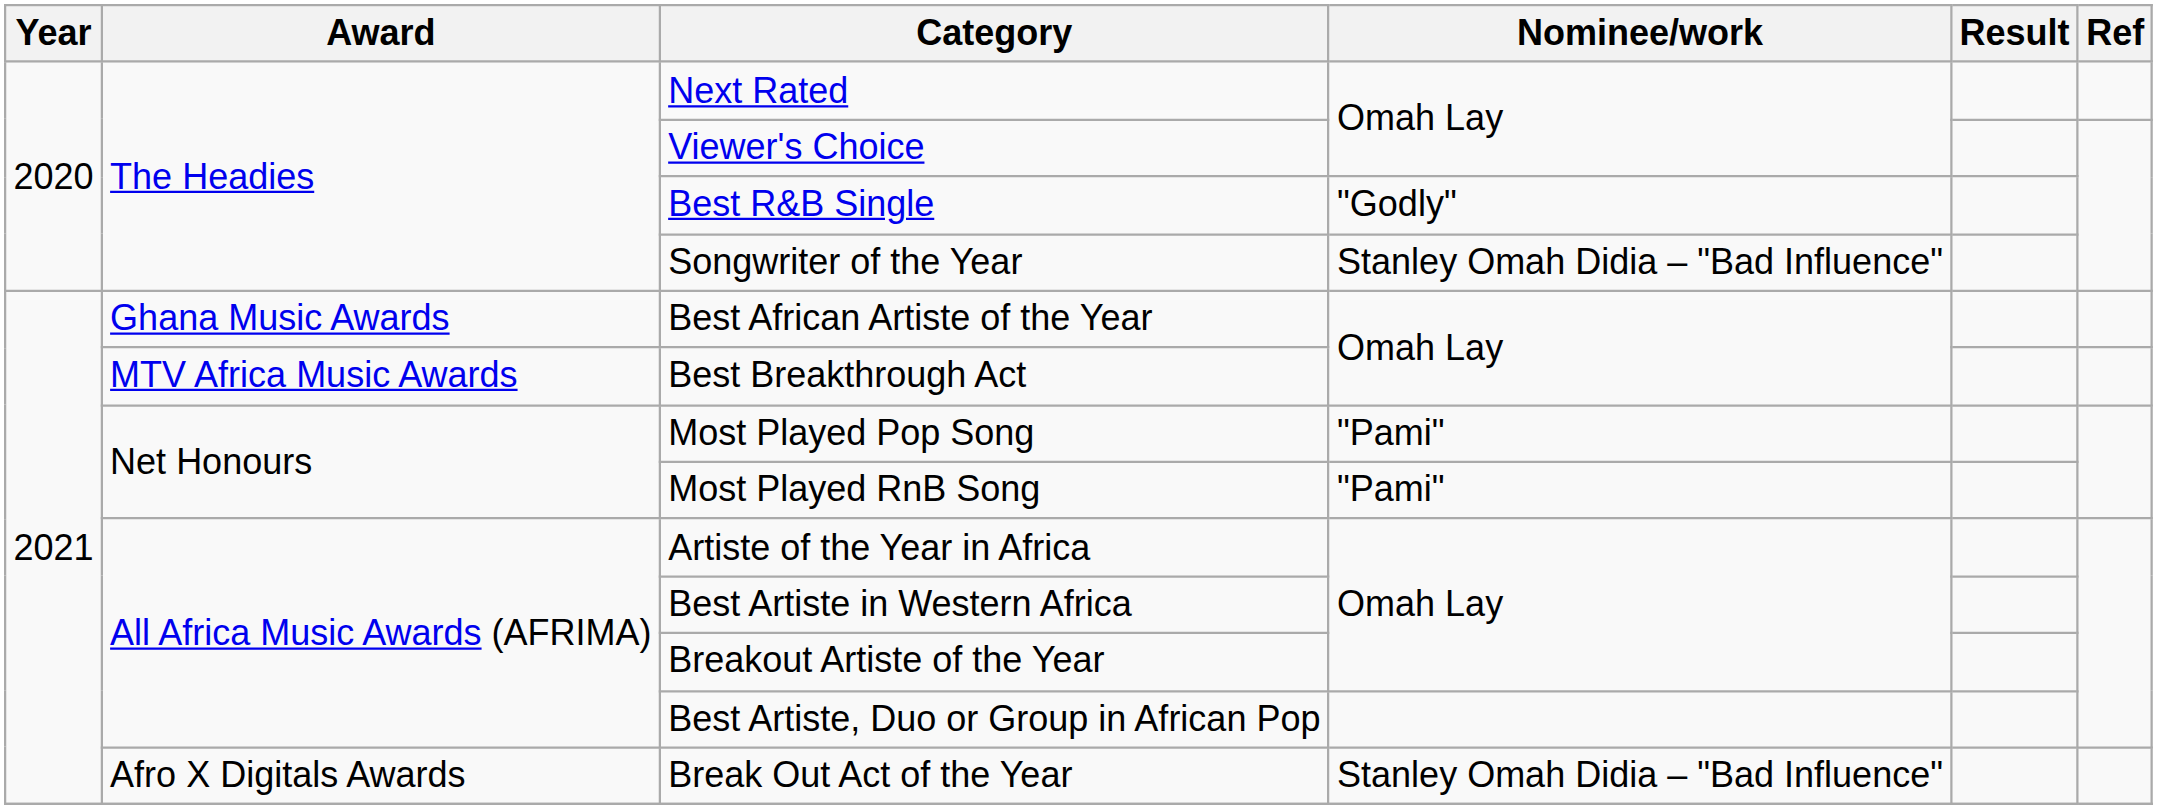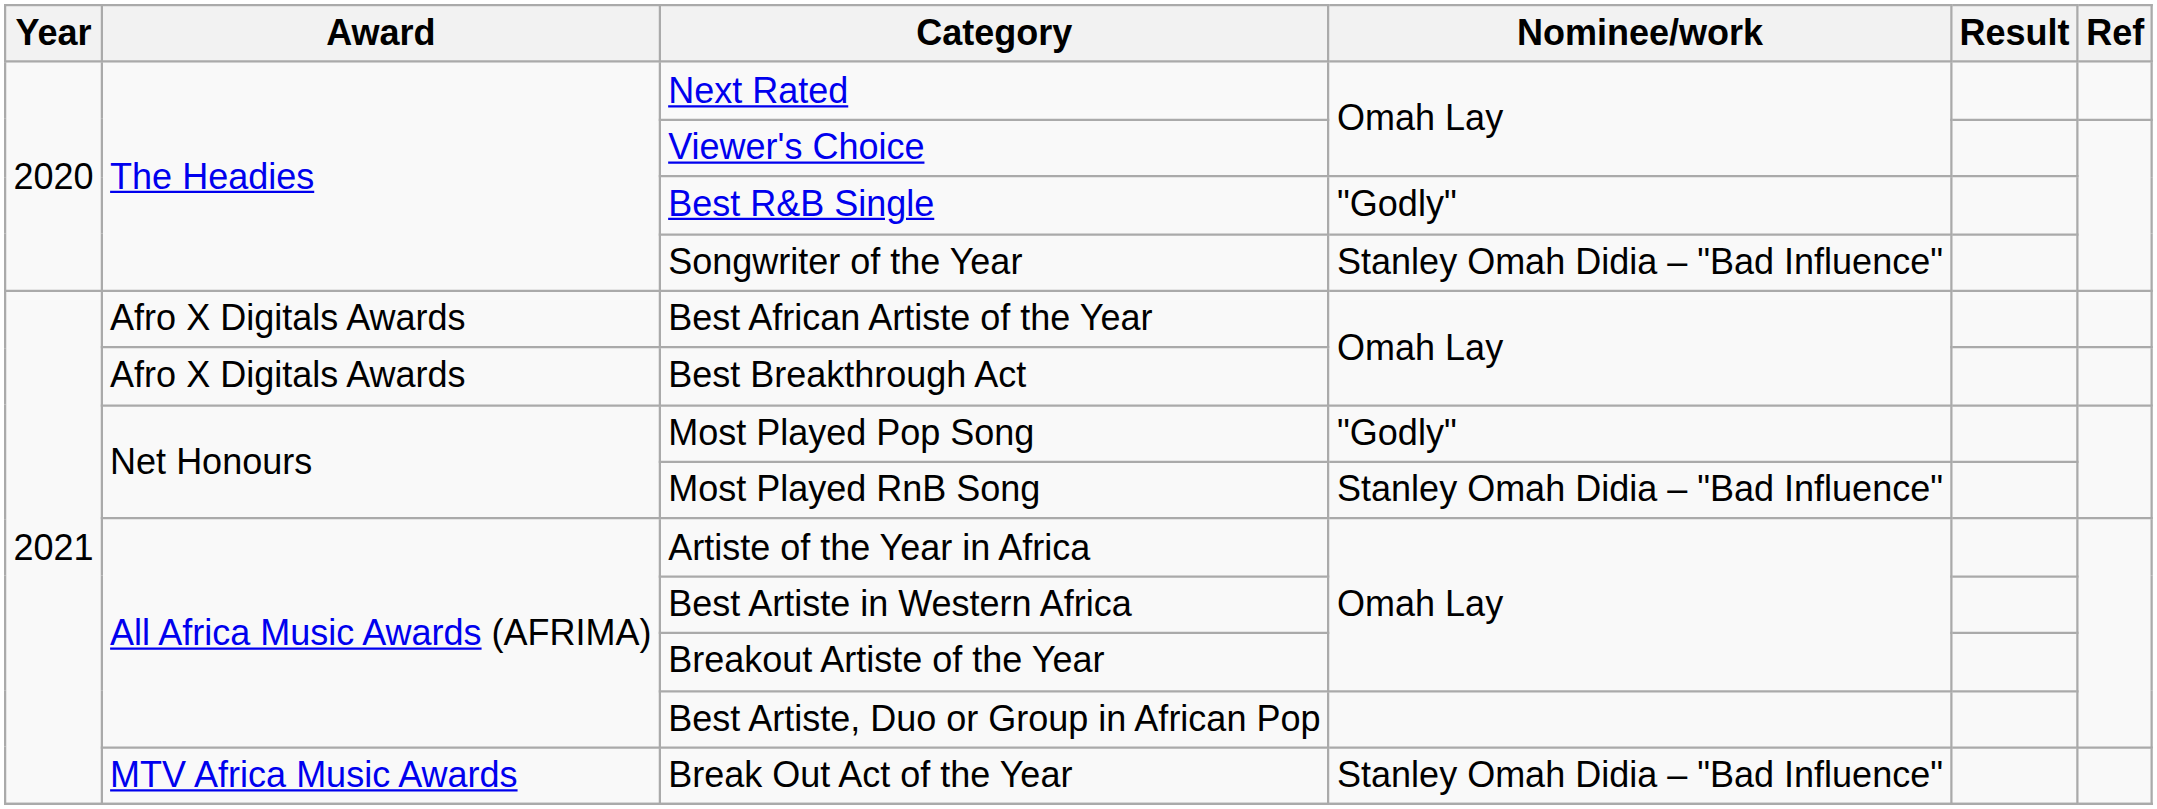(280, 318) Ghana Music Awards -> (288, 318) Afro X Digitals Awards
(314, 375) MTV Africa Music Awards -> (288, 375) Afro X Digitals Awards
(1391, 432) "Pami" -> (1397, 432) "Godly"
(1391, 489) "Pami" -> (1640, 489) Stanley Omah Didia – "Bad Influence"
(288, 775) Afro X Digitals Awards -> (314, 775) MTV Africa Music Awards
